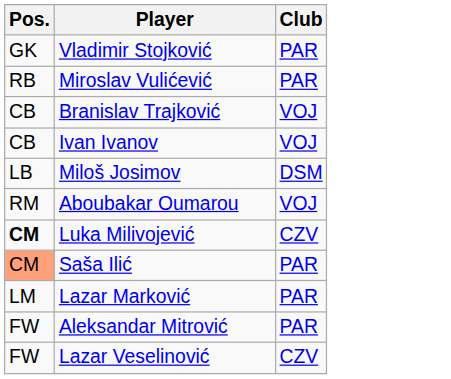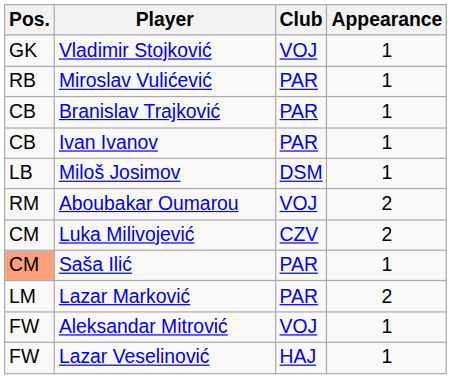+ column: (387, 19)
(299, 50) PAR -> (298, 50) VOJ
(298, 111) VOJ -> (299, 111) PAR
(298, 142) VOJ -> (299, 142) PAR
(24, 234) bold -> (24, 234) normal
(299, 326) PAR -> (298, 326) VOJ
(299, 357) CZV -> (298, 357) HAJ
